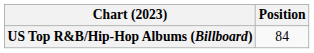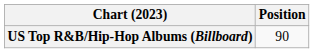(282, 36) 84 -> (282, 36) 90
